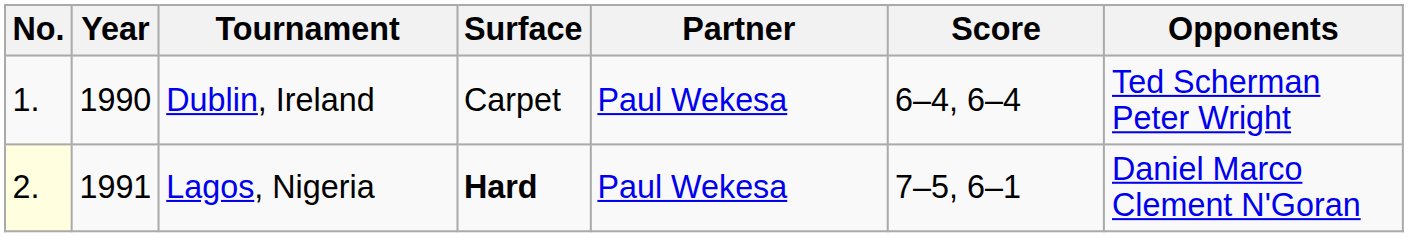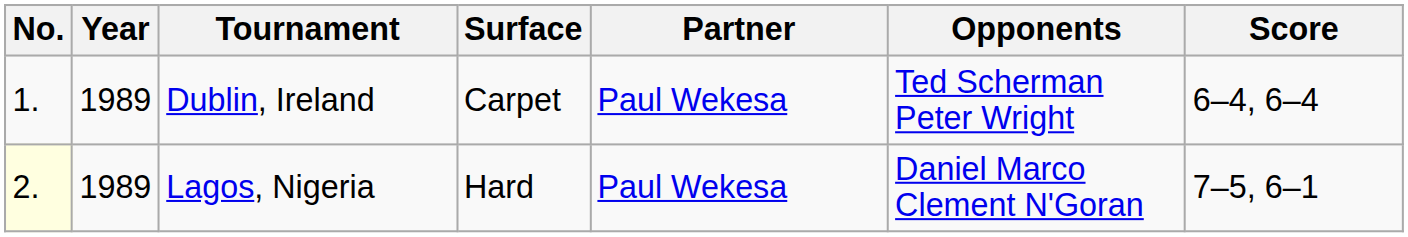columns swapped: (1253, 30) <-> (996, 30)
(115, 99) 1990 -> (115, 99) 1989
(115, 187) 1991 -> (115, 187) 1989
(501, 187) bold -> (499, 187) normal
